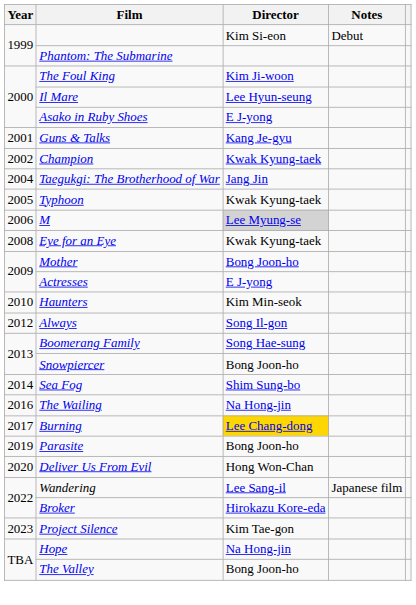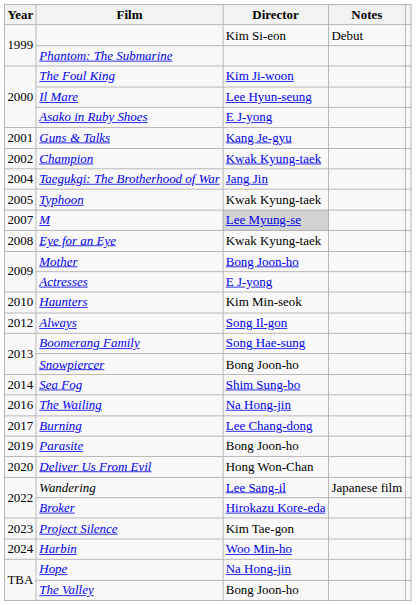(20, 220) 2006 -> (20, 220) 2007
(269, 425) gold background -> (269, 425) no background
+ row: (58, 549)
